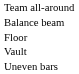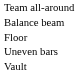rows swapped: (31, 66) <-> (15, 52)
